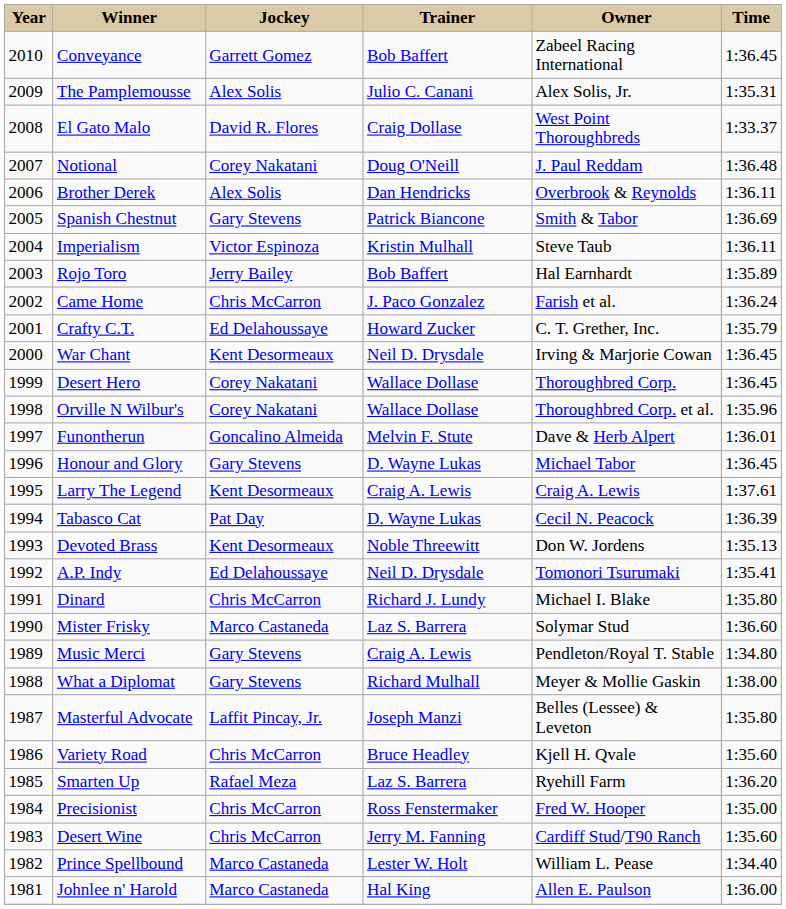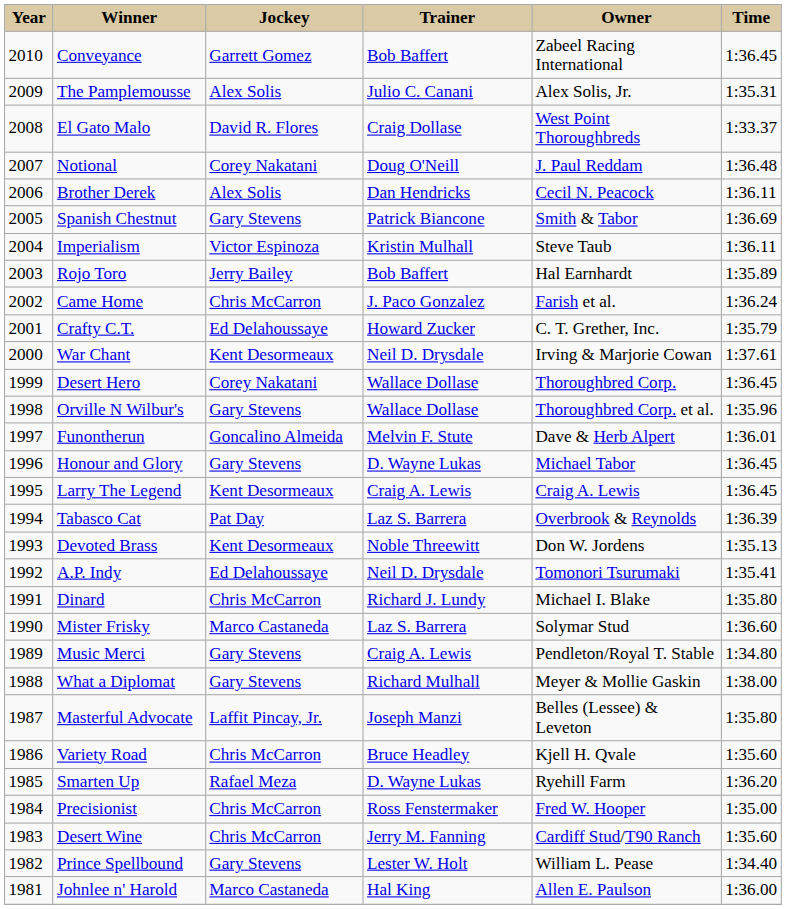(616, 192) Overbrook & Reynolds -> (595, 192) Cecil N. Peacock
(751, 355) 1:36.45 -> (751, 355) 1:37.61
(263, 409) Corey Nakatani -> (255, 409) Gary Stevens
(751, 491) 1:37.61 -> (751, 491) 1:36.45
(424, 518) D. Wayne Lukas -> (417, 518) Laz S. Barrera
(595, 518) Cecil N. Peacock -> (616, 518) Overbrook & Reynolds
(417, 781) Laz S. Barrera -> (424, 781) D. Wayne Lukas
(269, 863) Marco Castaneda -> (255, 863) Gary Stevens
